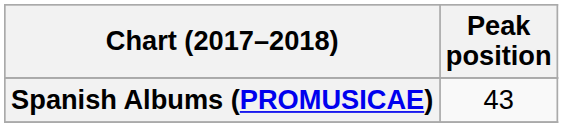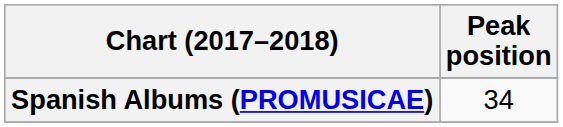(499, 99) 43 -> (499, 99) 34
